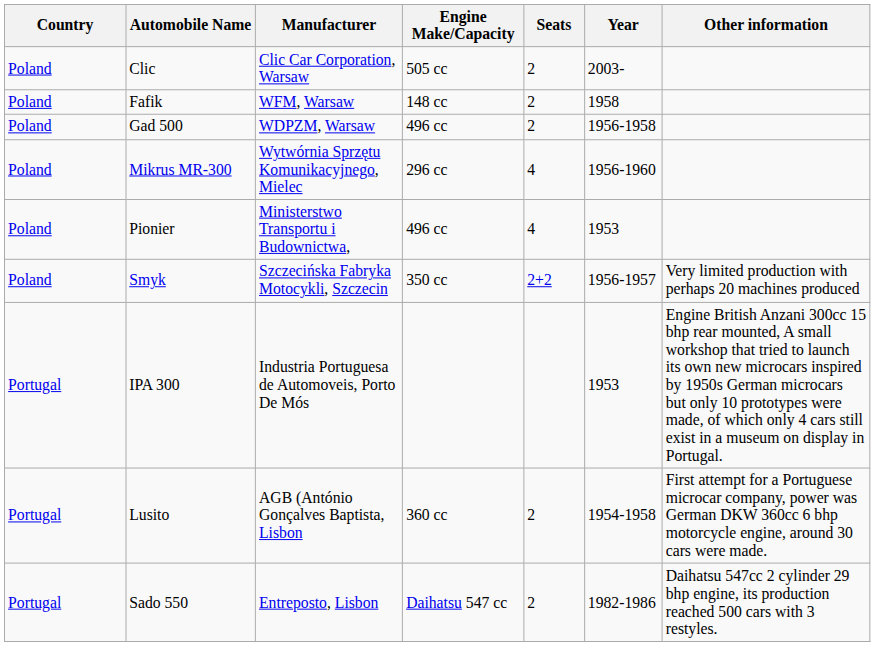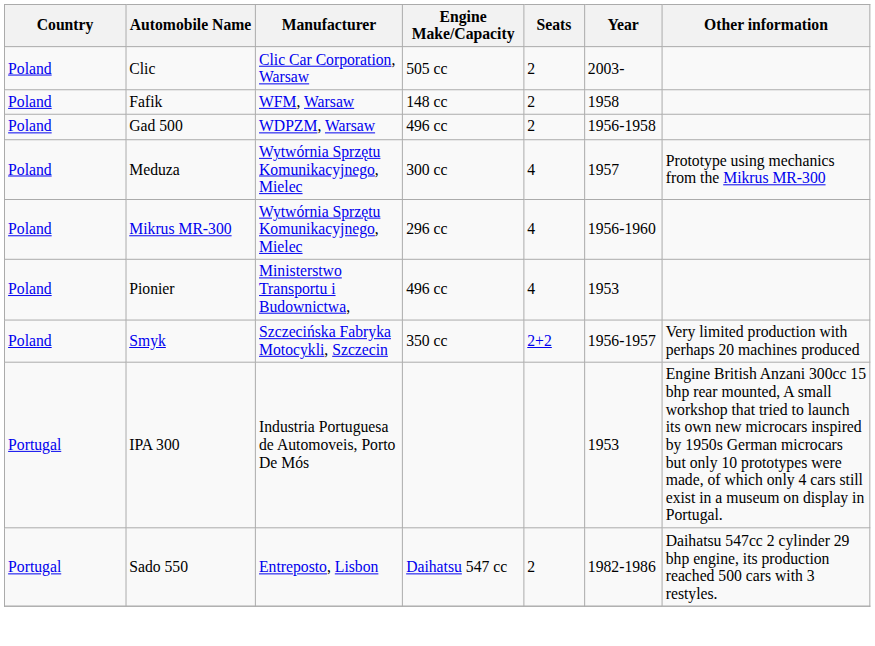+ row: (154, 169)
- row: (149, 515)
